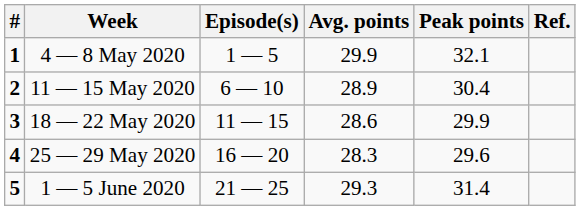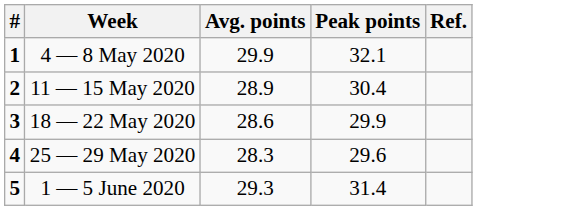- column: (252, 21)
